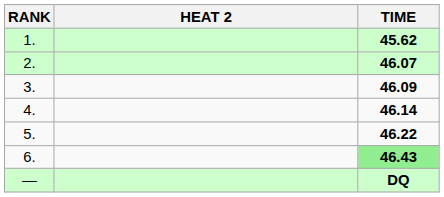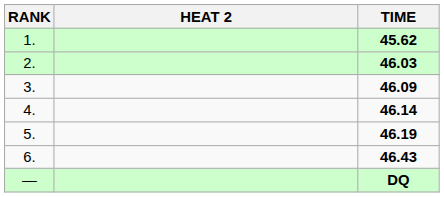(398, 63) 46.07 -> (398, 63) 46.03
(398, 134) 46.22 -> (398, 134) 46.19
(398, 157) lightgreen background -> (398, 157) no background
